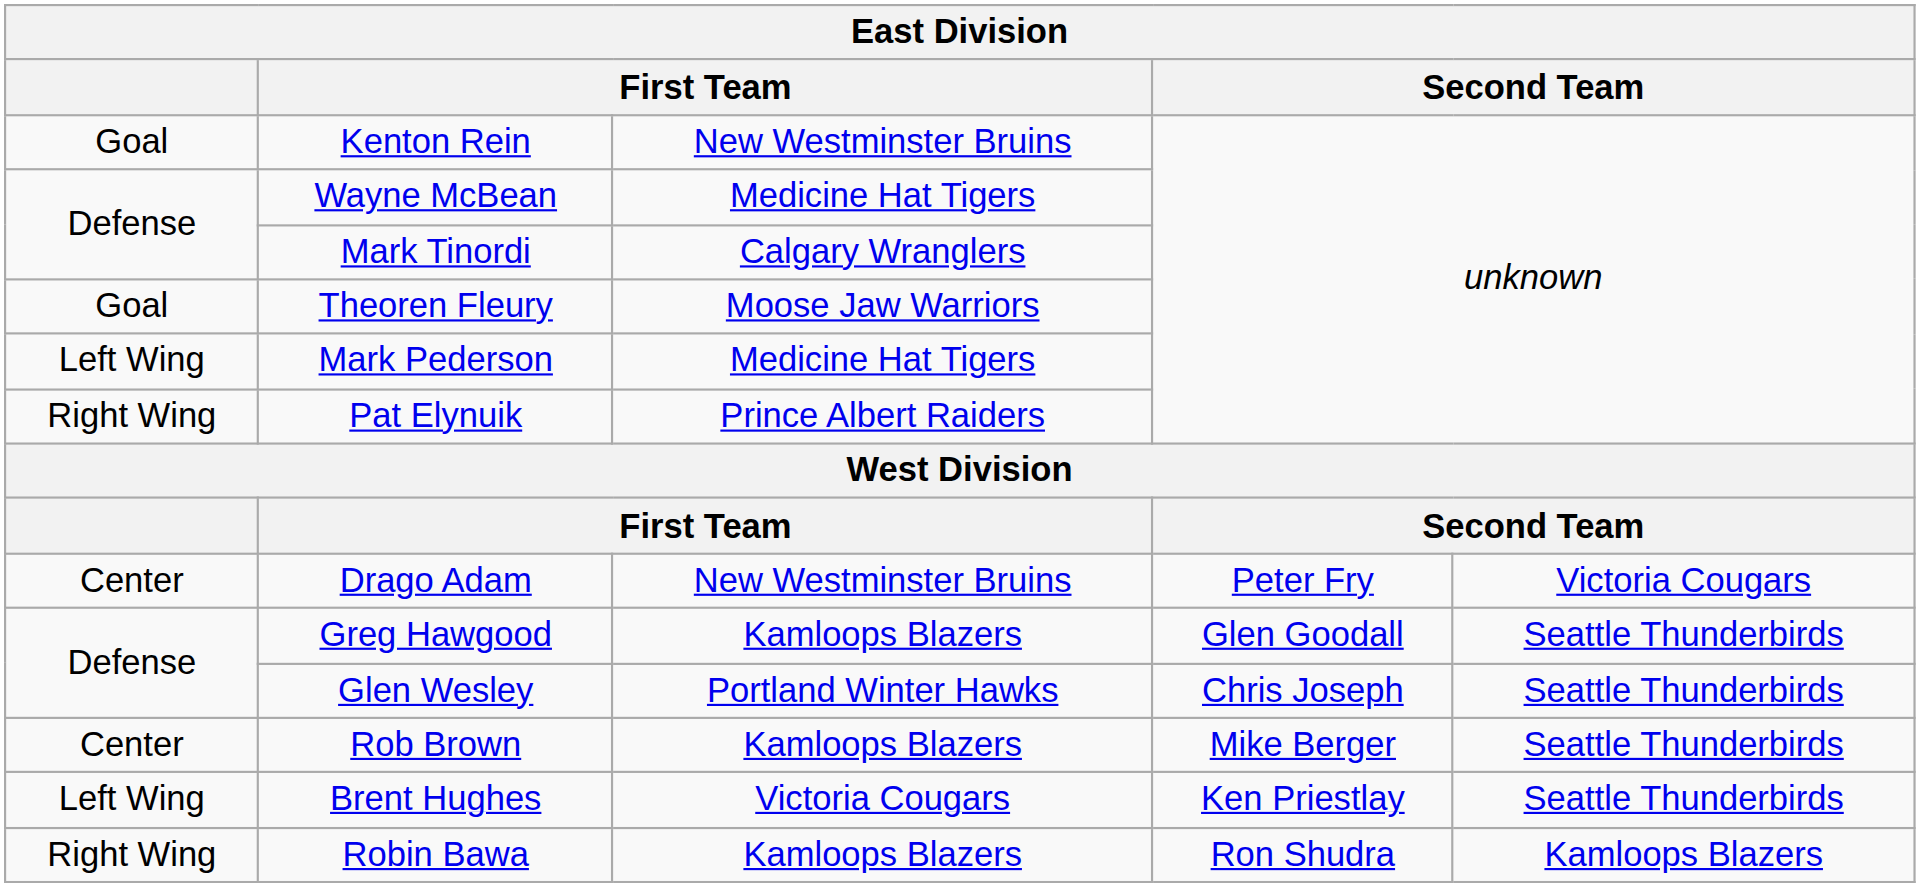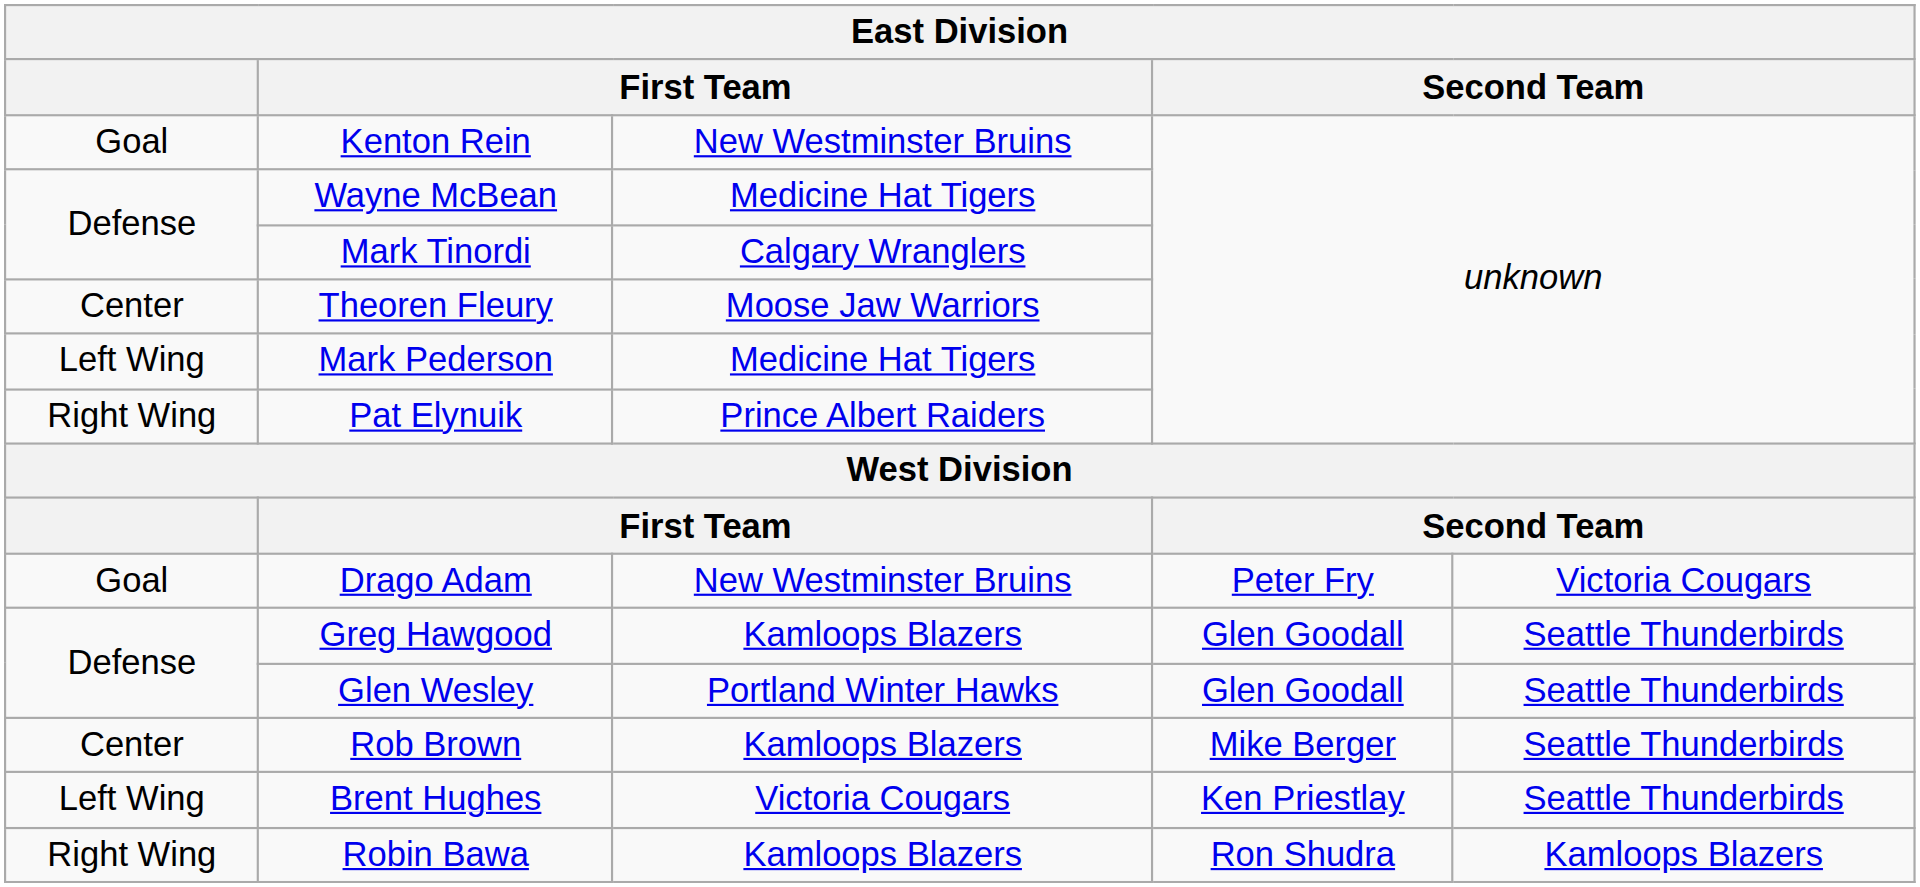(132, 305) Goal -> (132, 305) Center
(132, 580) Center -> (132, 580) Goal
(1303, 689) Chris Joseph -> (1303, 689) Glen Goodall
